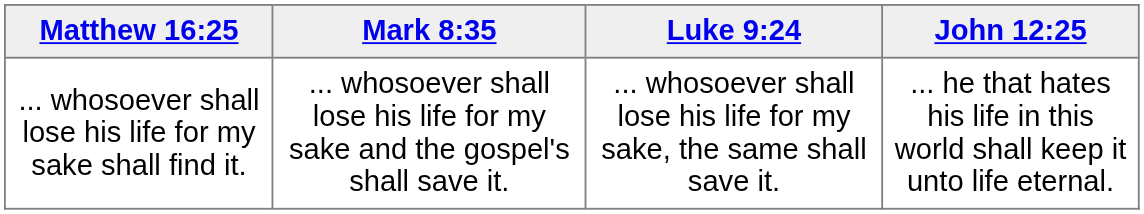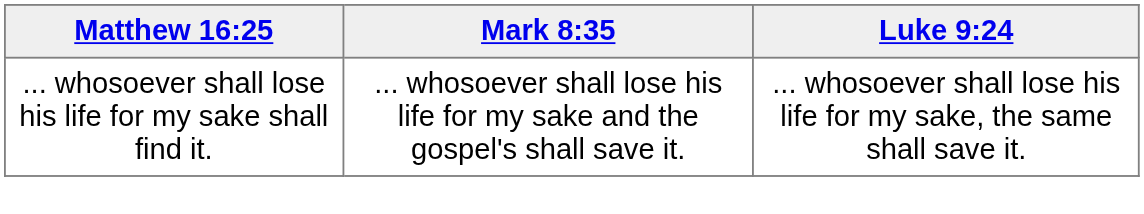- column: (1011, 30)
